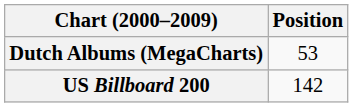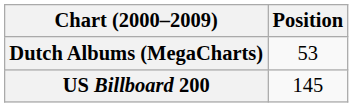(308, 85) 142 -> (308, 85) 145
